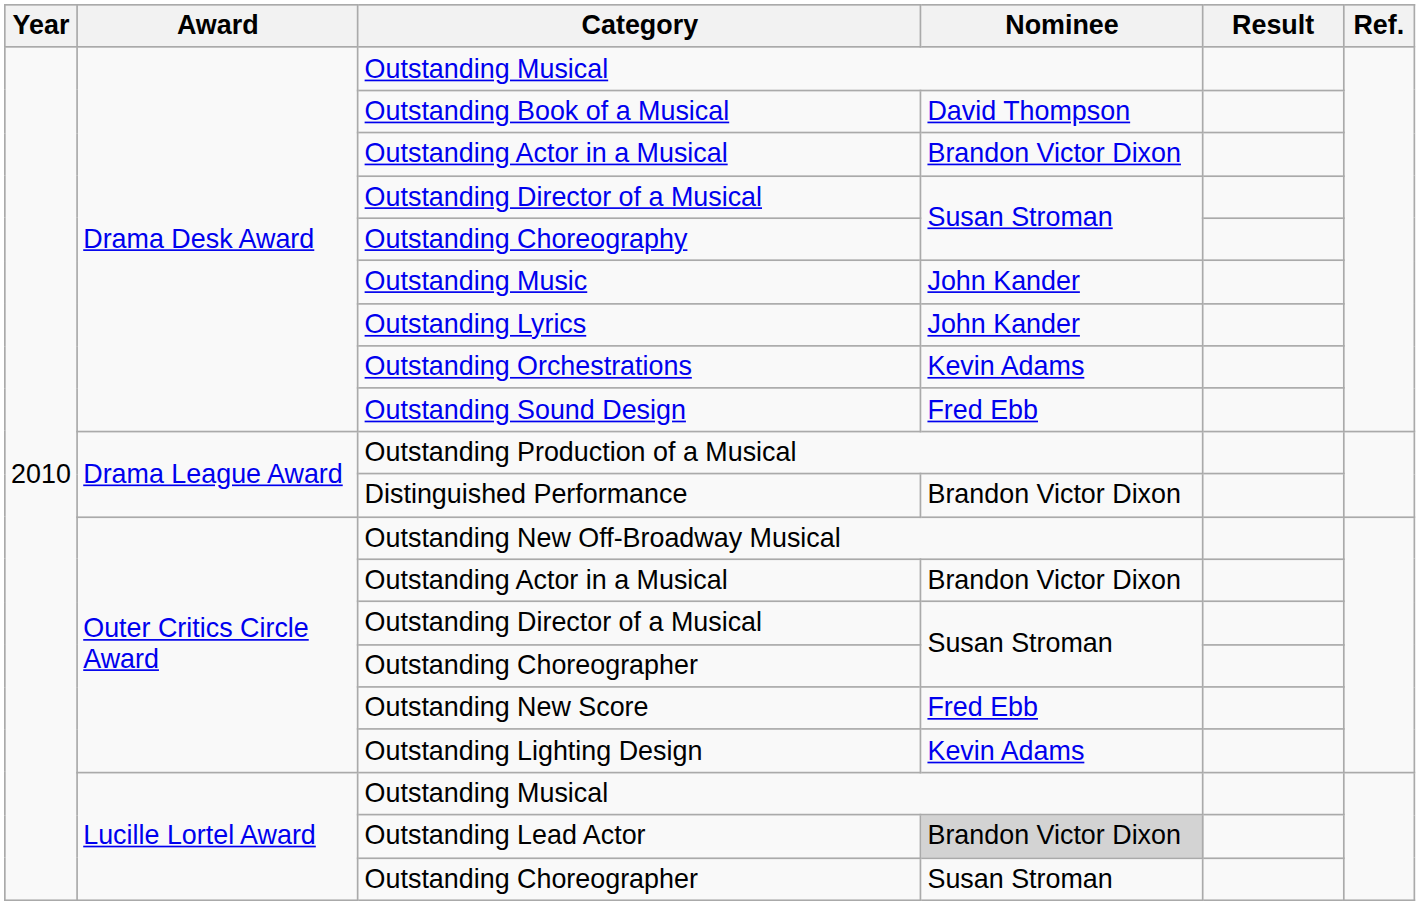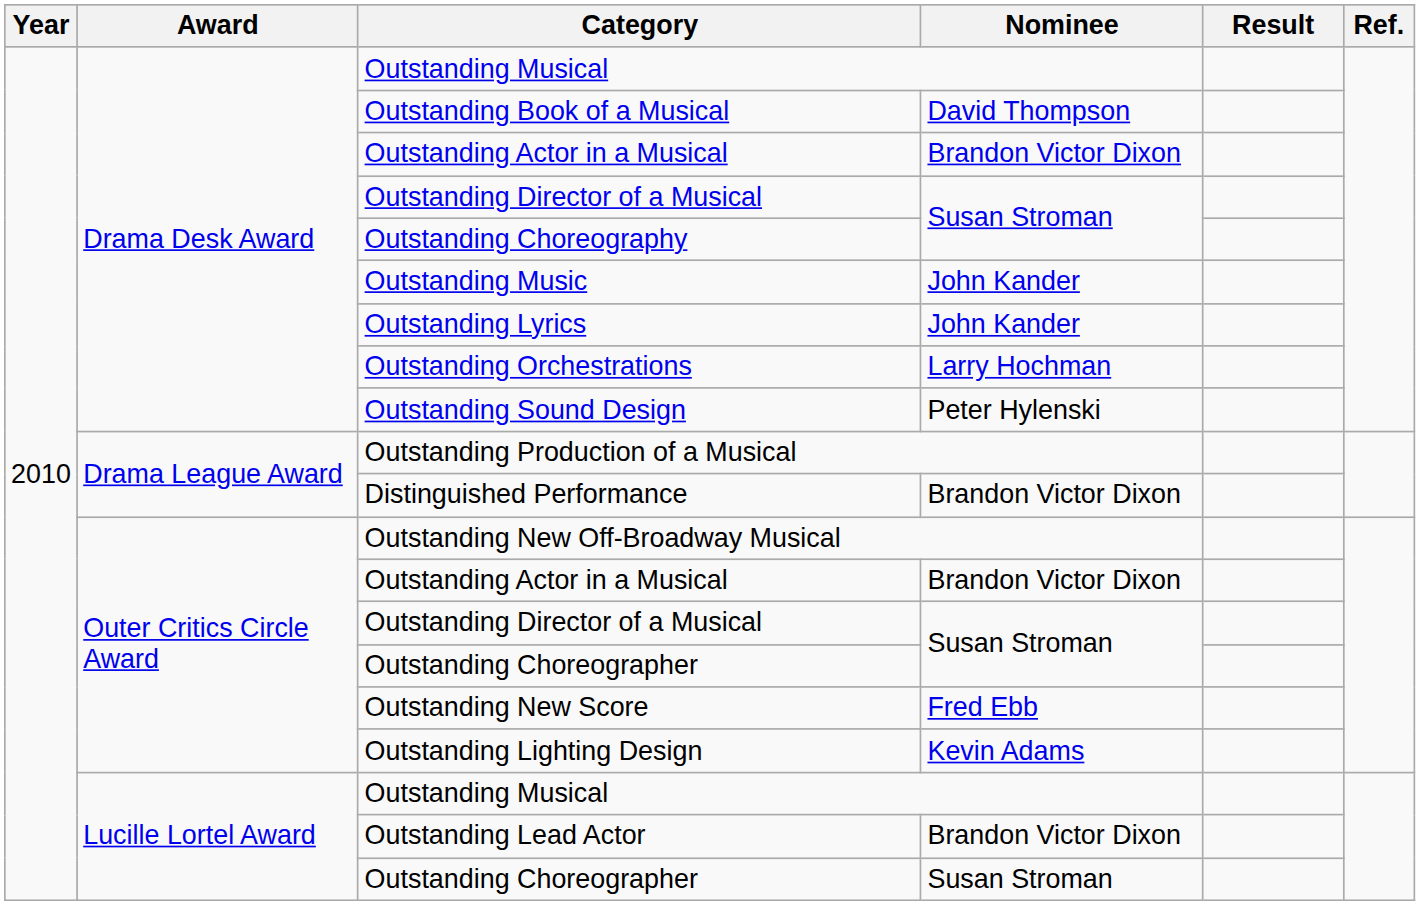(1006, 366) Kevin Adams -> (1019, 366) Larry Hochman
(983, 409) Fred Ebb -> (1014, 409) Peter Hylenski
(1054, 835) lightgrey background -> (1054, 835) no background
